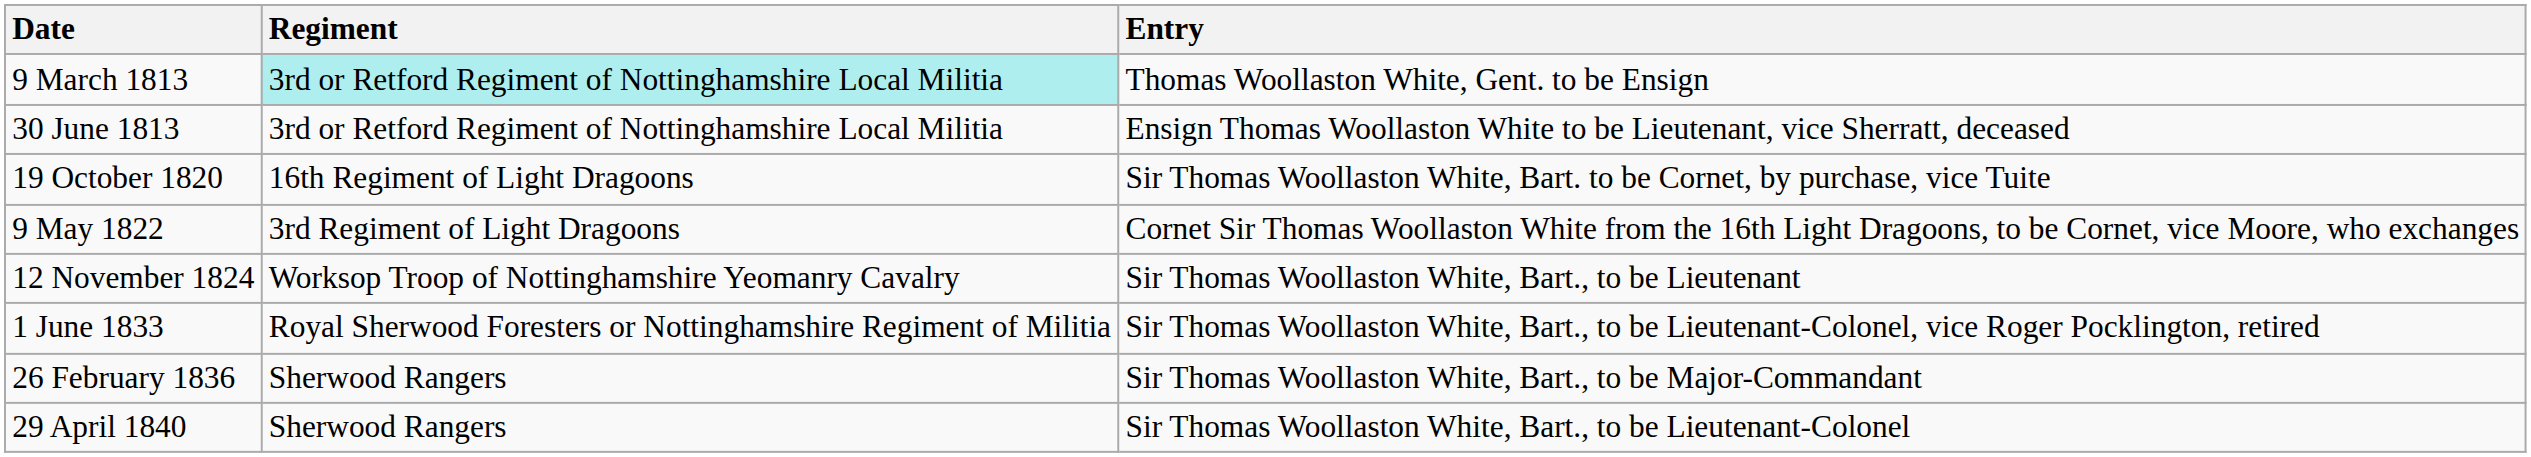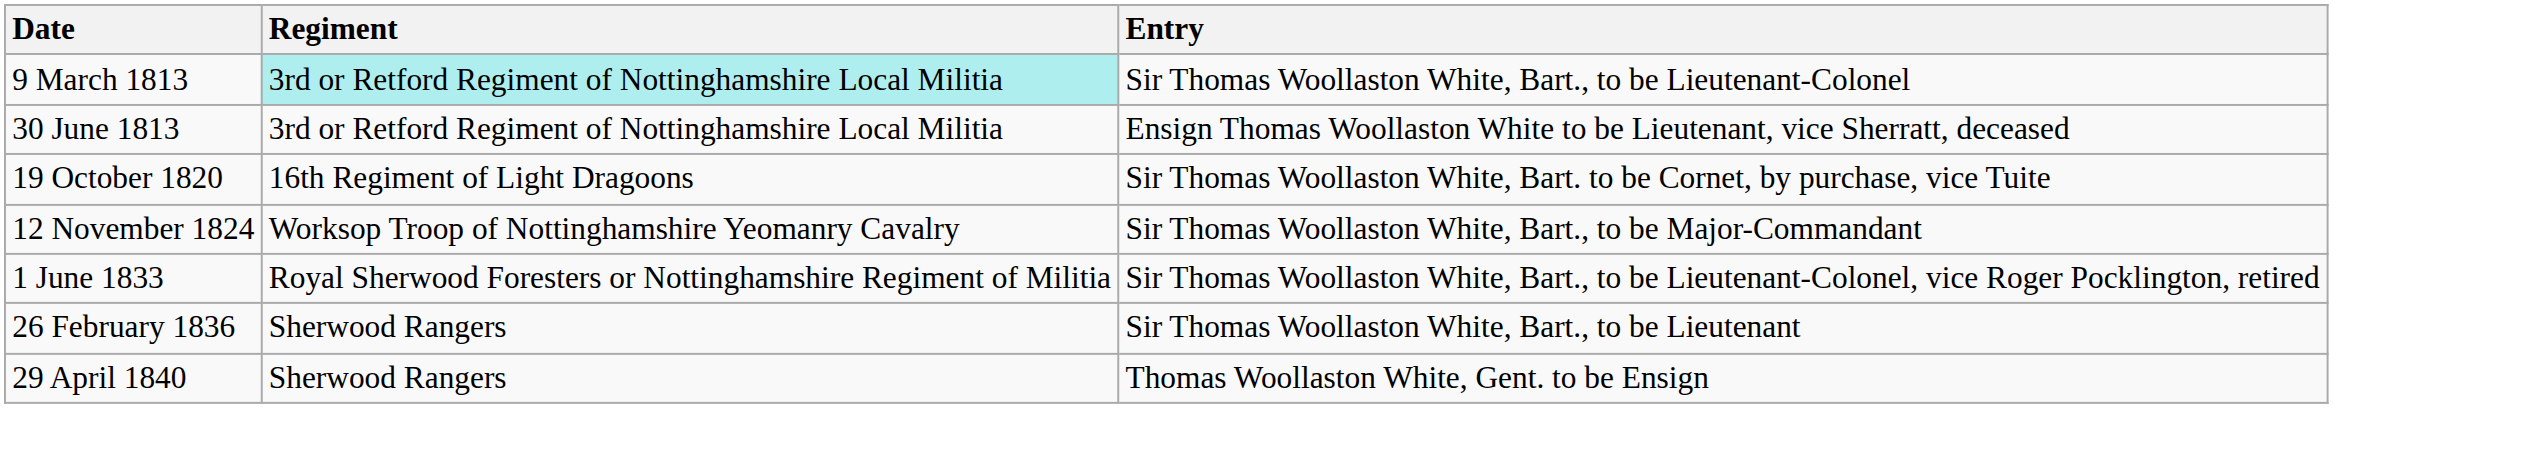(1417, 79) Thomas Woollaston White, Gent. to be Ensign -> (1518, 79) Sir Thomas Woollaston White, Bart., to be Lieutenant-Colonel
- row: (88, 228)
(1463, 278) Sir Thomas Woollaston White, Bart., to be Lieutenant -> (1524, 228) Sir Thomas Woollaston White, Bart., to be Major-Commandant
(1524, 377) Sir Thomas Woollaston White, Bart., to be Major-Commandant -> (1463, 327) Sir Thomas Woollaston White, Bart., to be Lieutenant
(1518, 427) Sir Thomas Woollaston White, Bart., to be Lieutenant-Colonel -> (1417, 377) Thomas Woollaston White, Gent. to be Ensign
